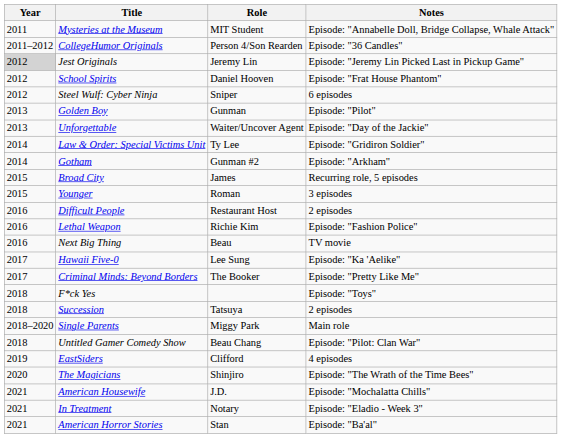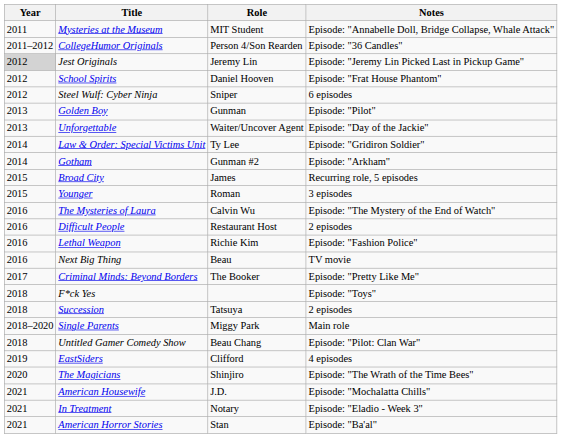+ row: (107, 210)
- row: (88, 260)
